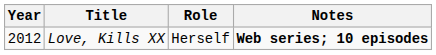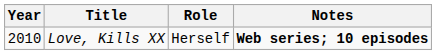(25, 39) 2012 -> (25, 39) 2010
